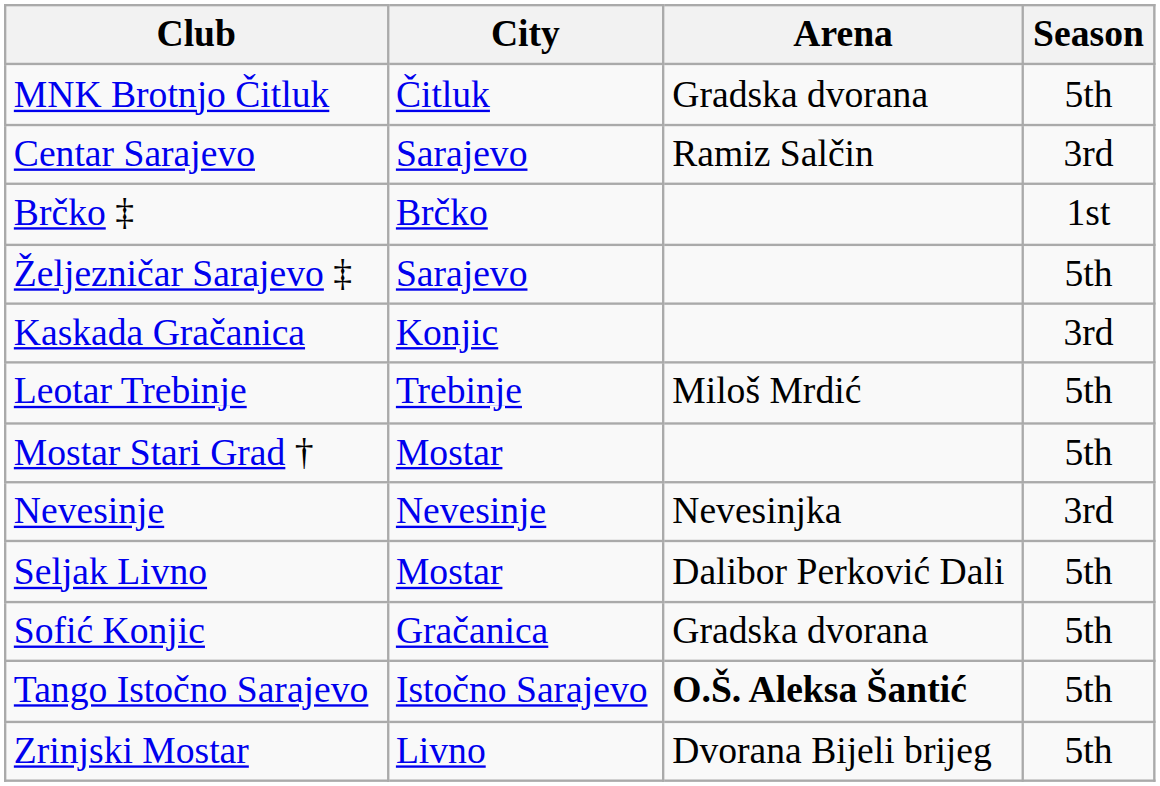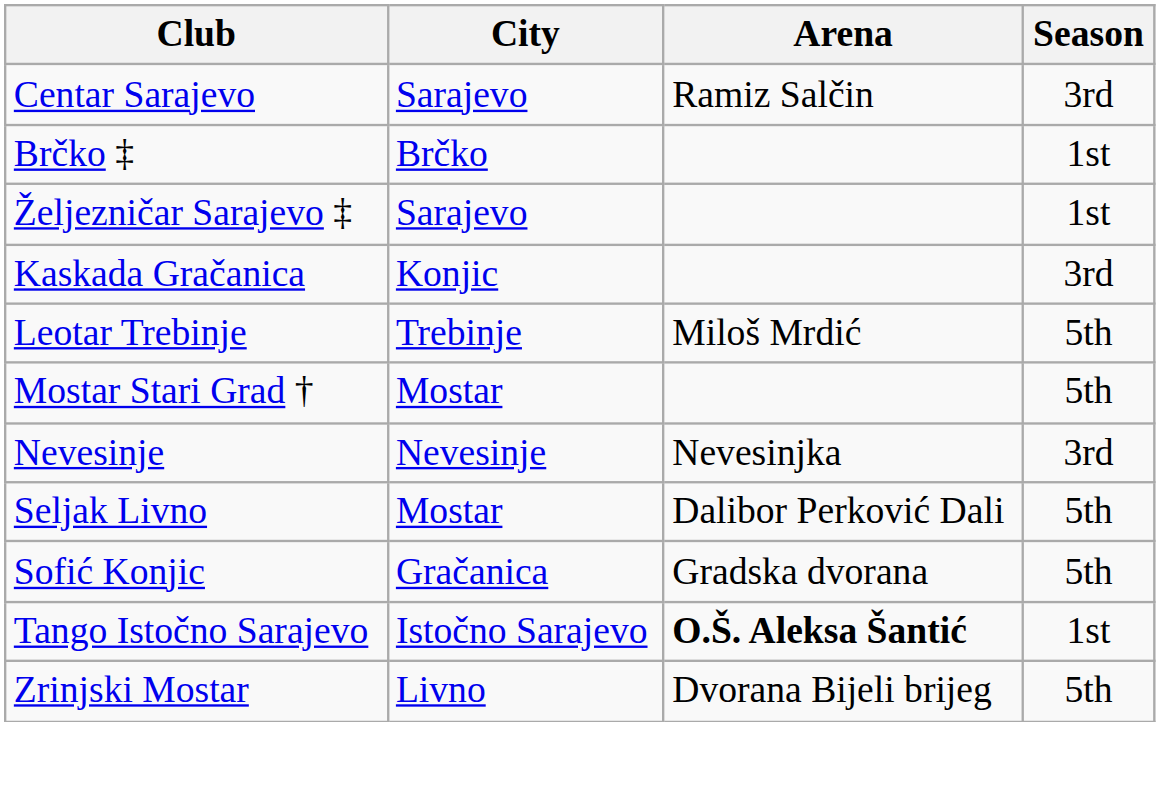- row: (172, 93)
(1088, 272) 5th -> (1088, 213) 1st
(1088, 690) 5th -> (1088, 630) 1st
